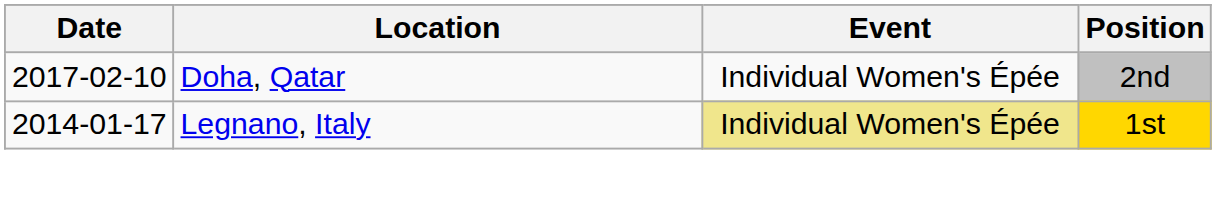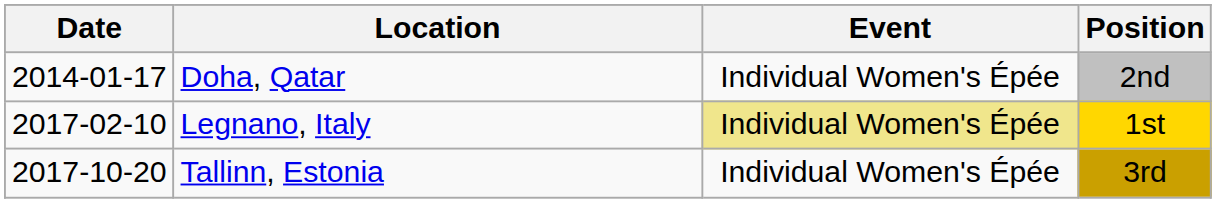(89, 76) 2017-02-10 -> (89, 76) 2014-01-17
(89, 124) 2014-01-17 -> (89, 124) 2017-02-10
+ row: (282, 172)
